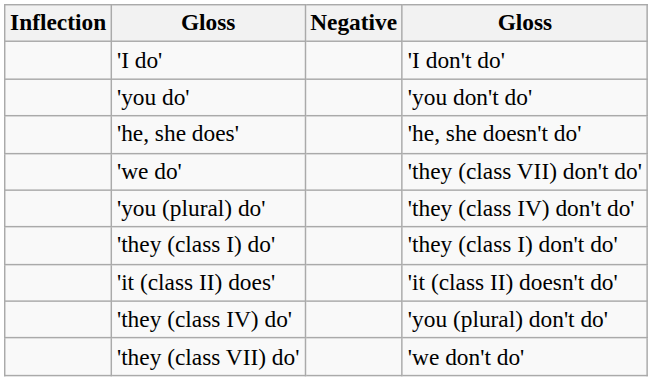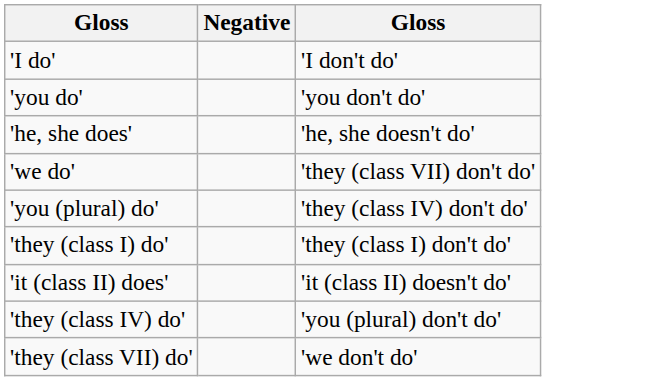- column: (58, 23)
